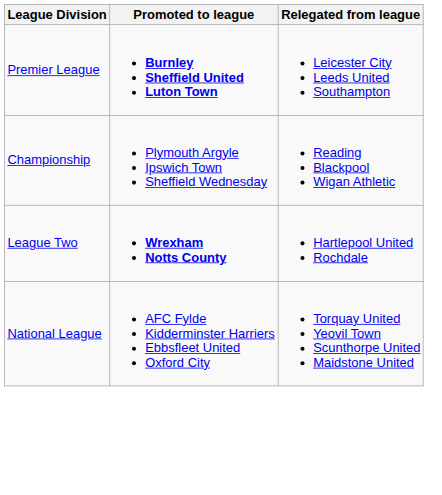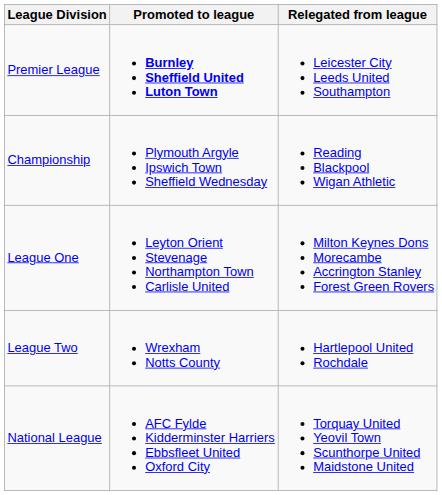+ row: (43, 257)
(194, 250) bold -> (194, 355) normal
